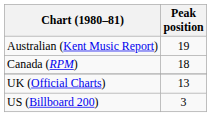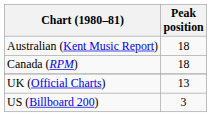(184, 45) 19 -> (184, 45) 18
